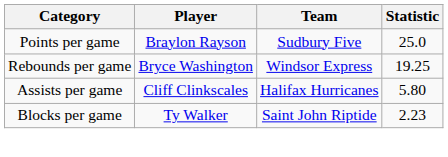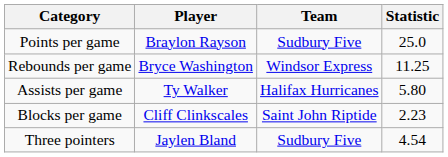(412, 66) 19.25 -> (412, 66) 11.25
(196, 90) Cliff Clinkscales -> (196, 90) Ty Walker
(196, 115) Ty Walker -> (196, 115) Cliff Clinkscales
+ row: (70, 139)
